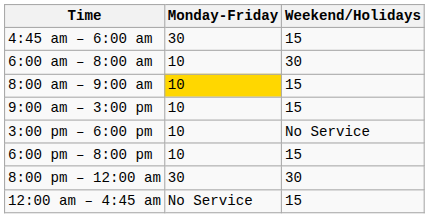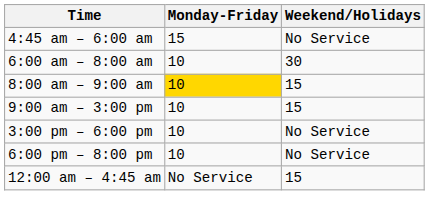(176, 39) 30 -> (176, 39) 15
(294, 39) 15 -> (328, 39) No Service
(294, 155) 15 -> (328, 155) No Service
- row: (84, 178)
